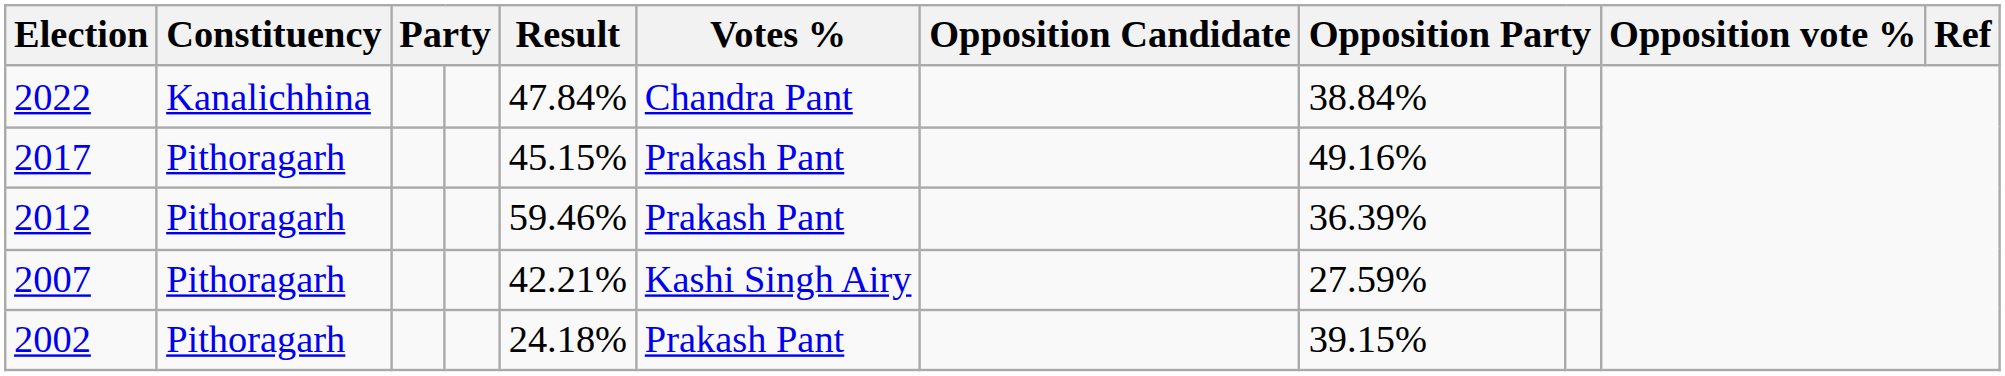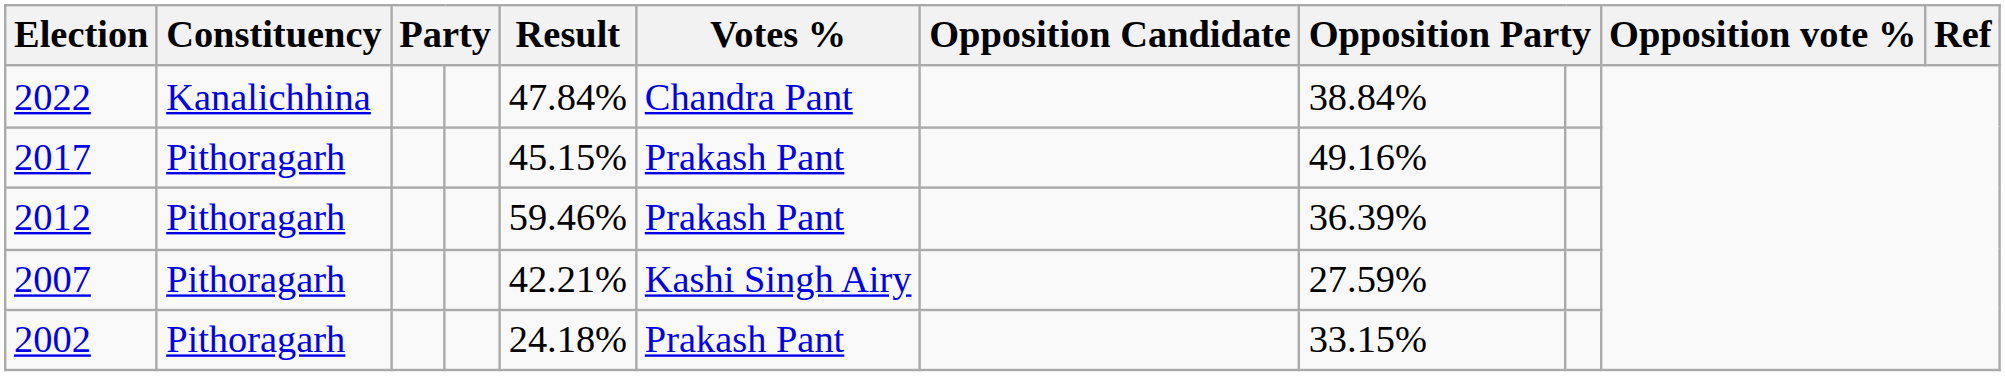(1368, 339) 39.15% -> (1368, 339) 33.15%
